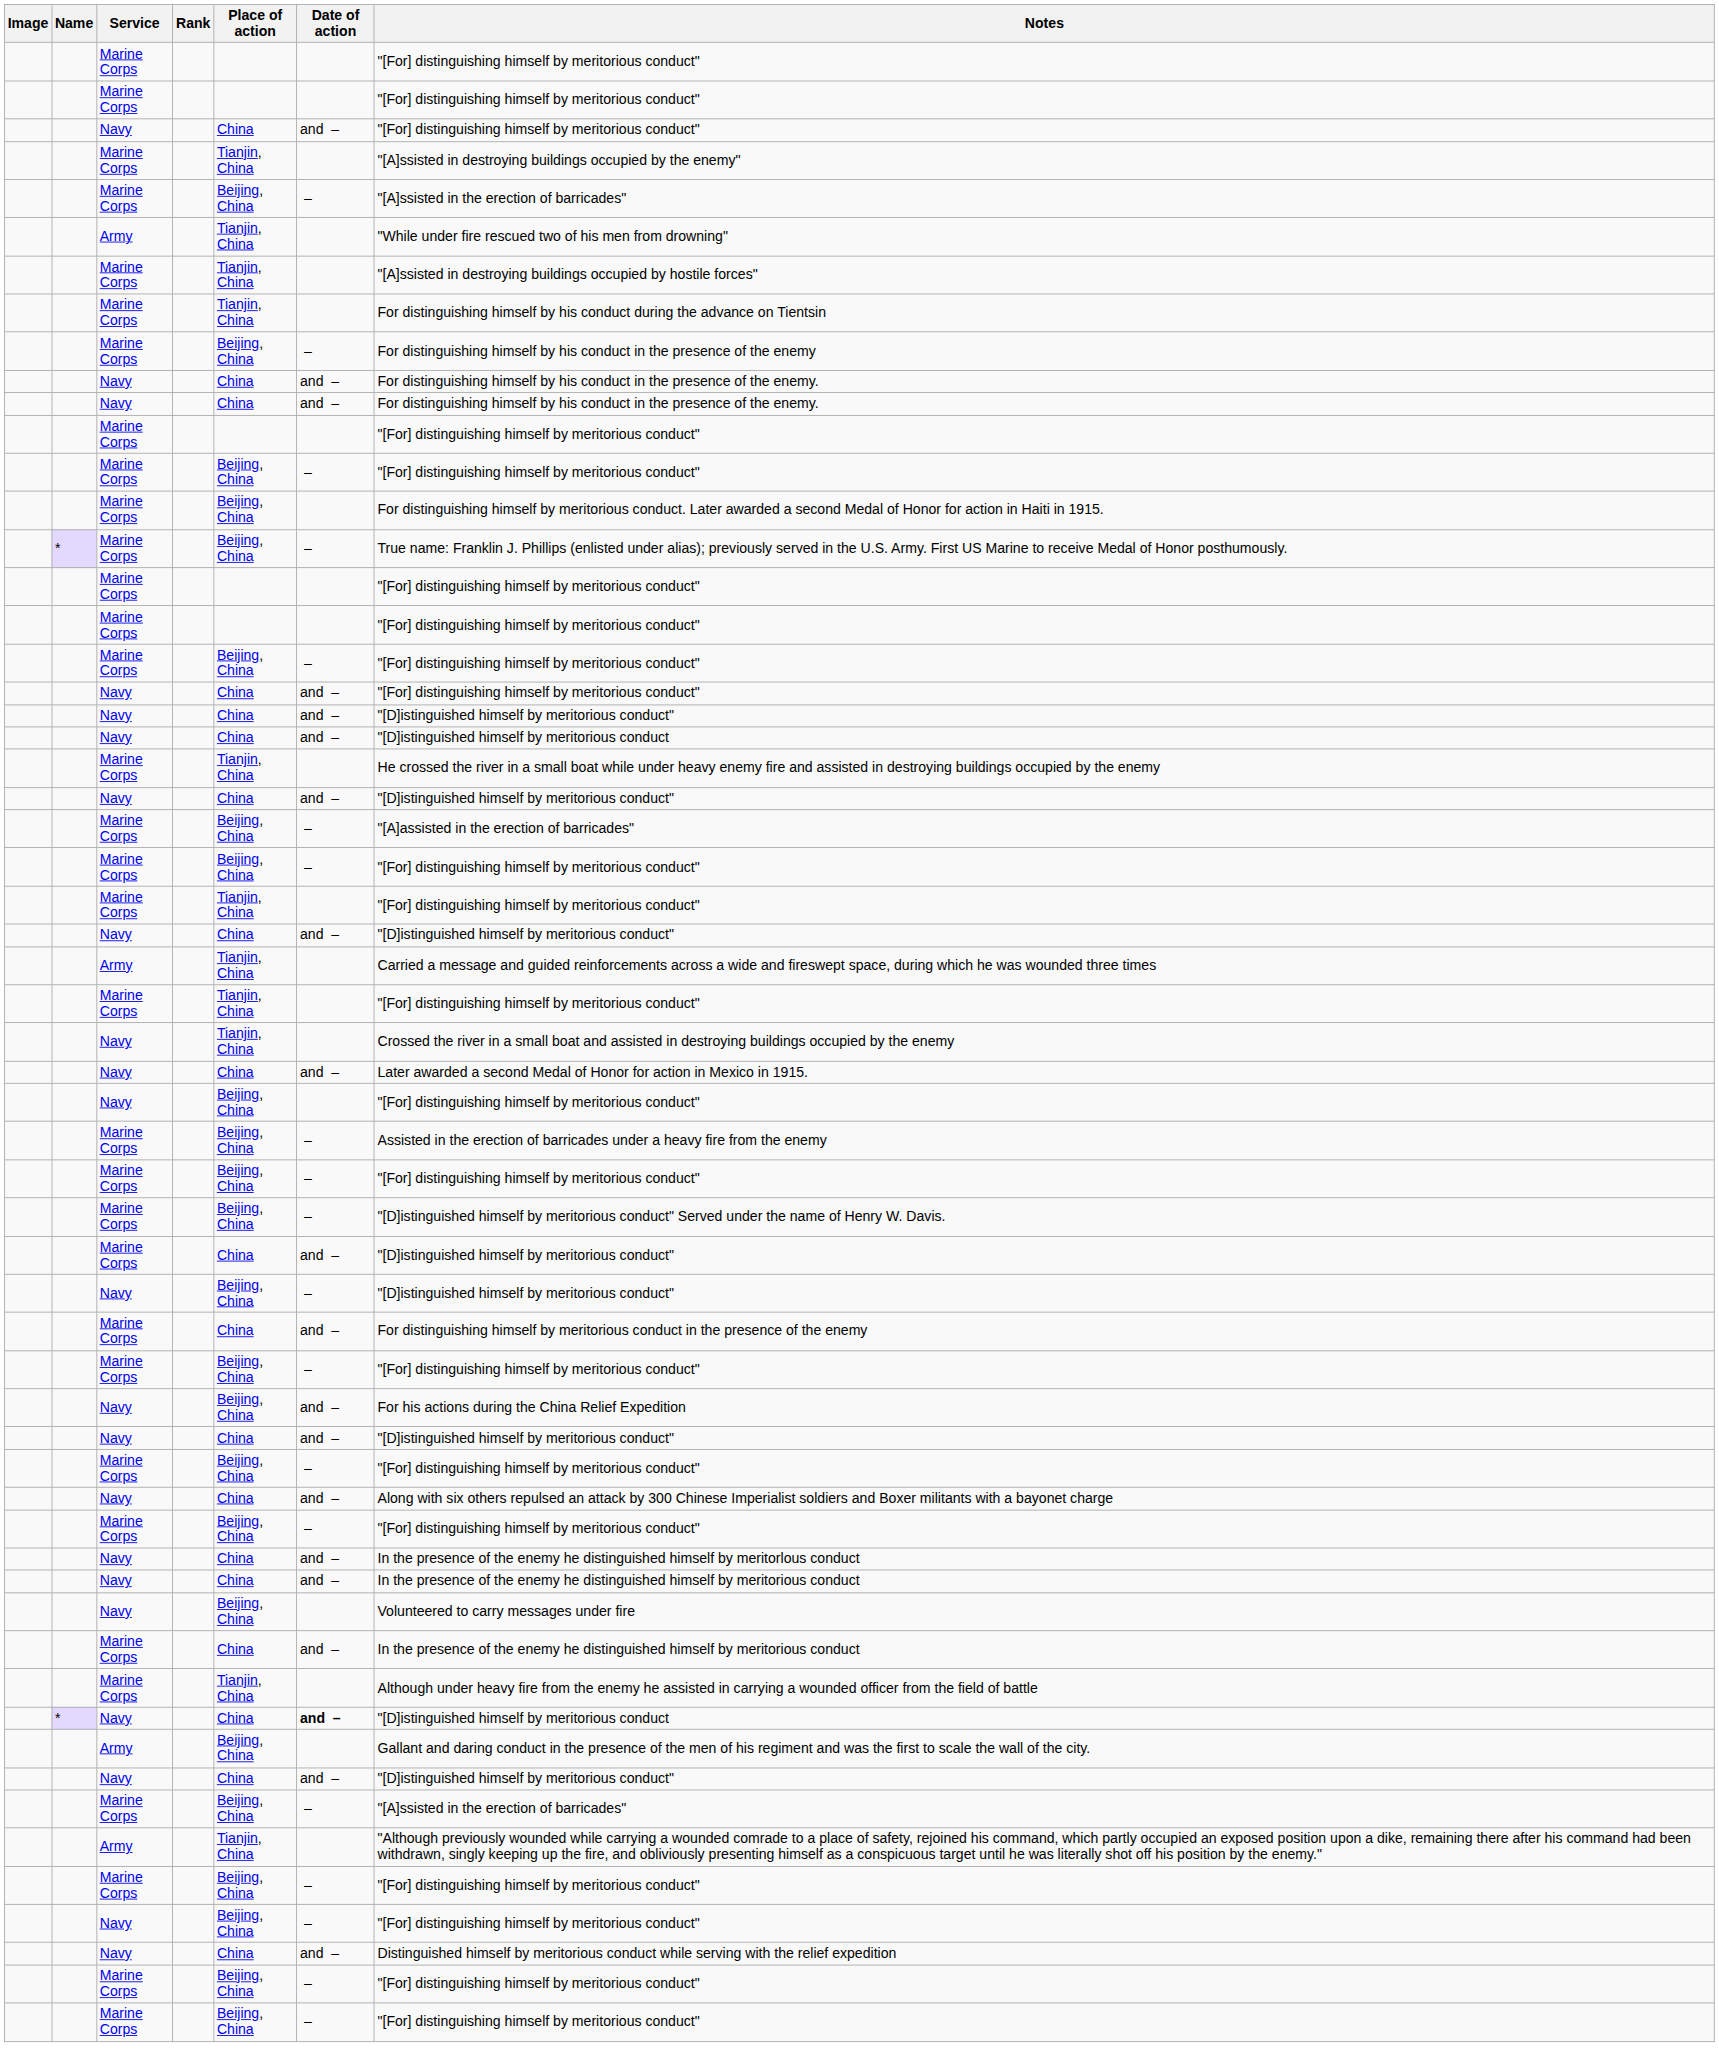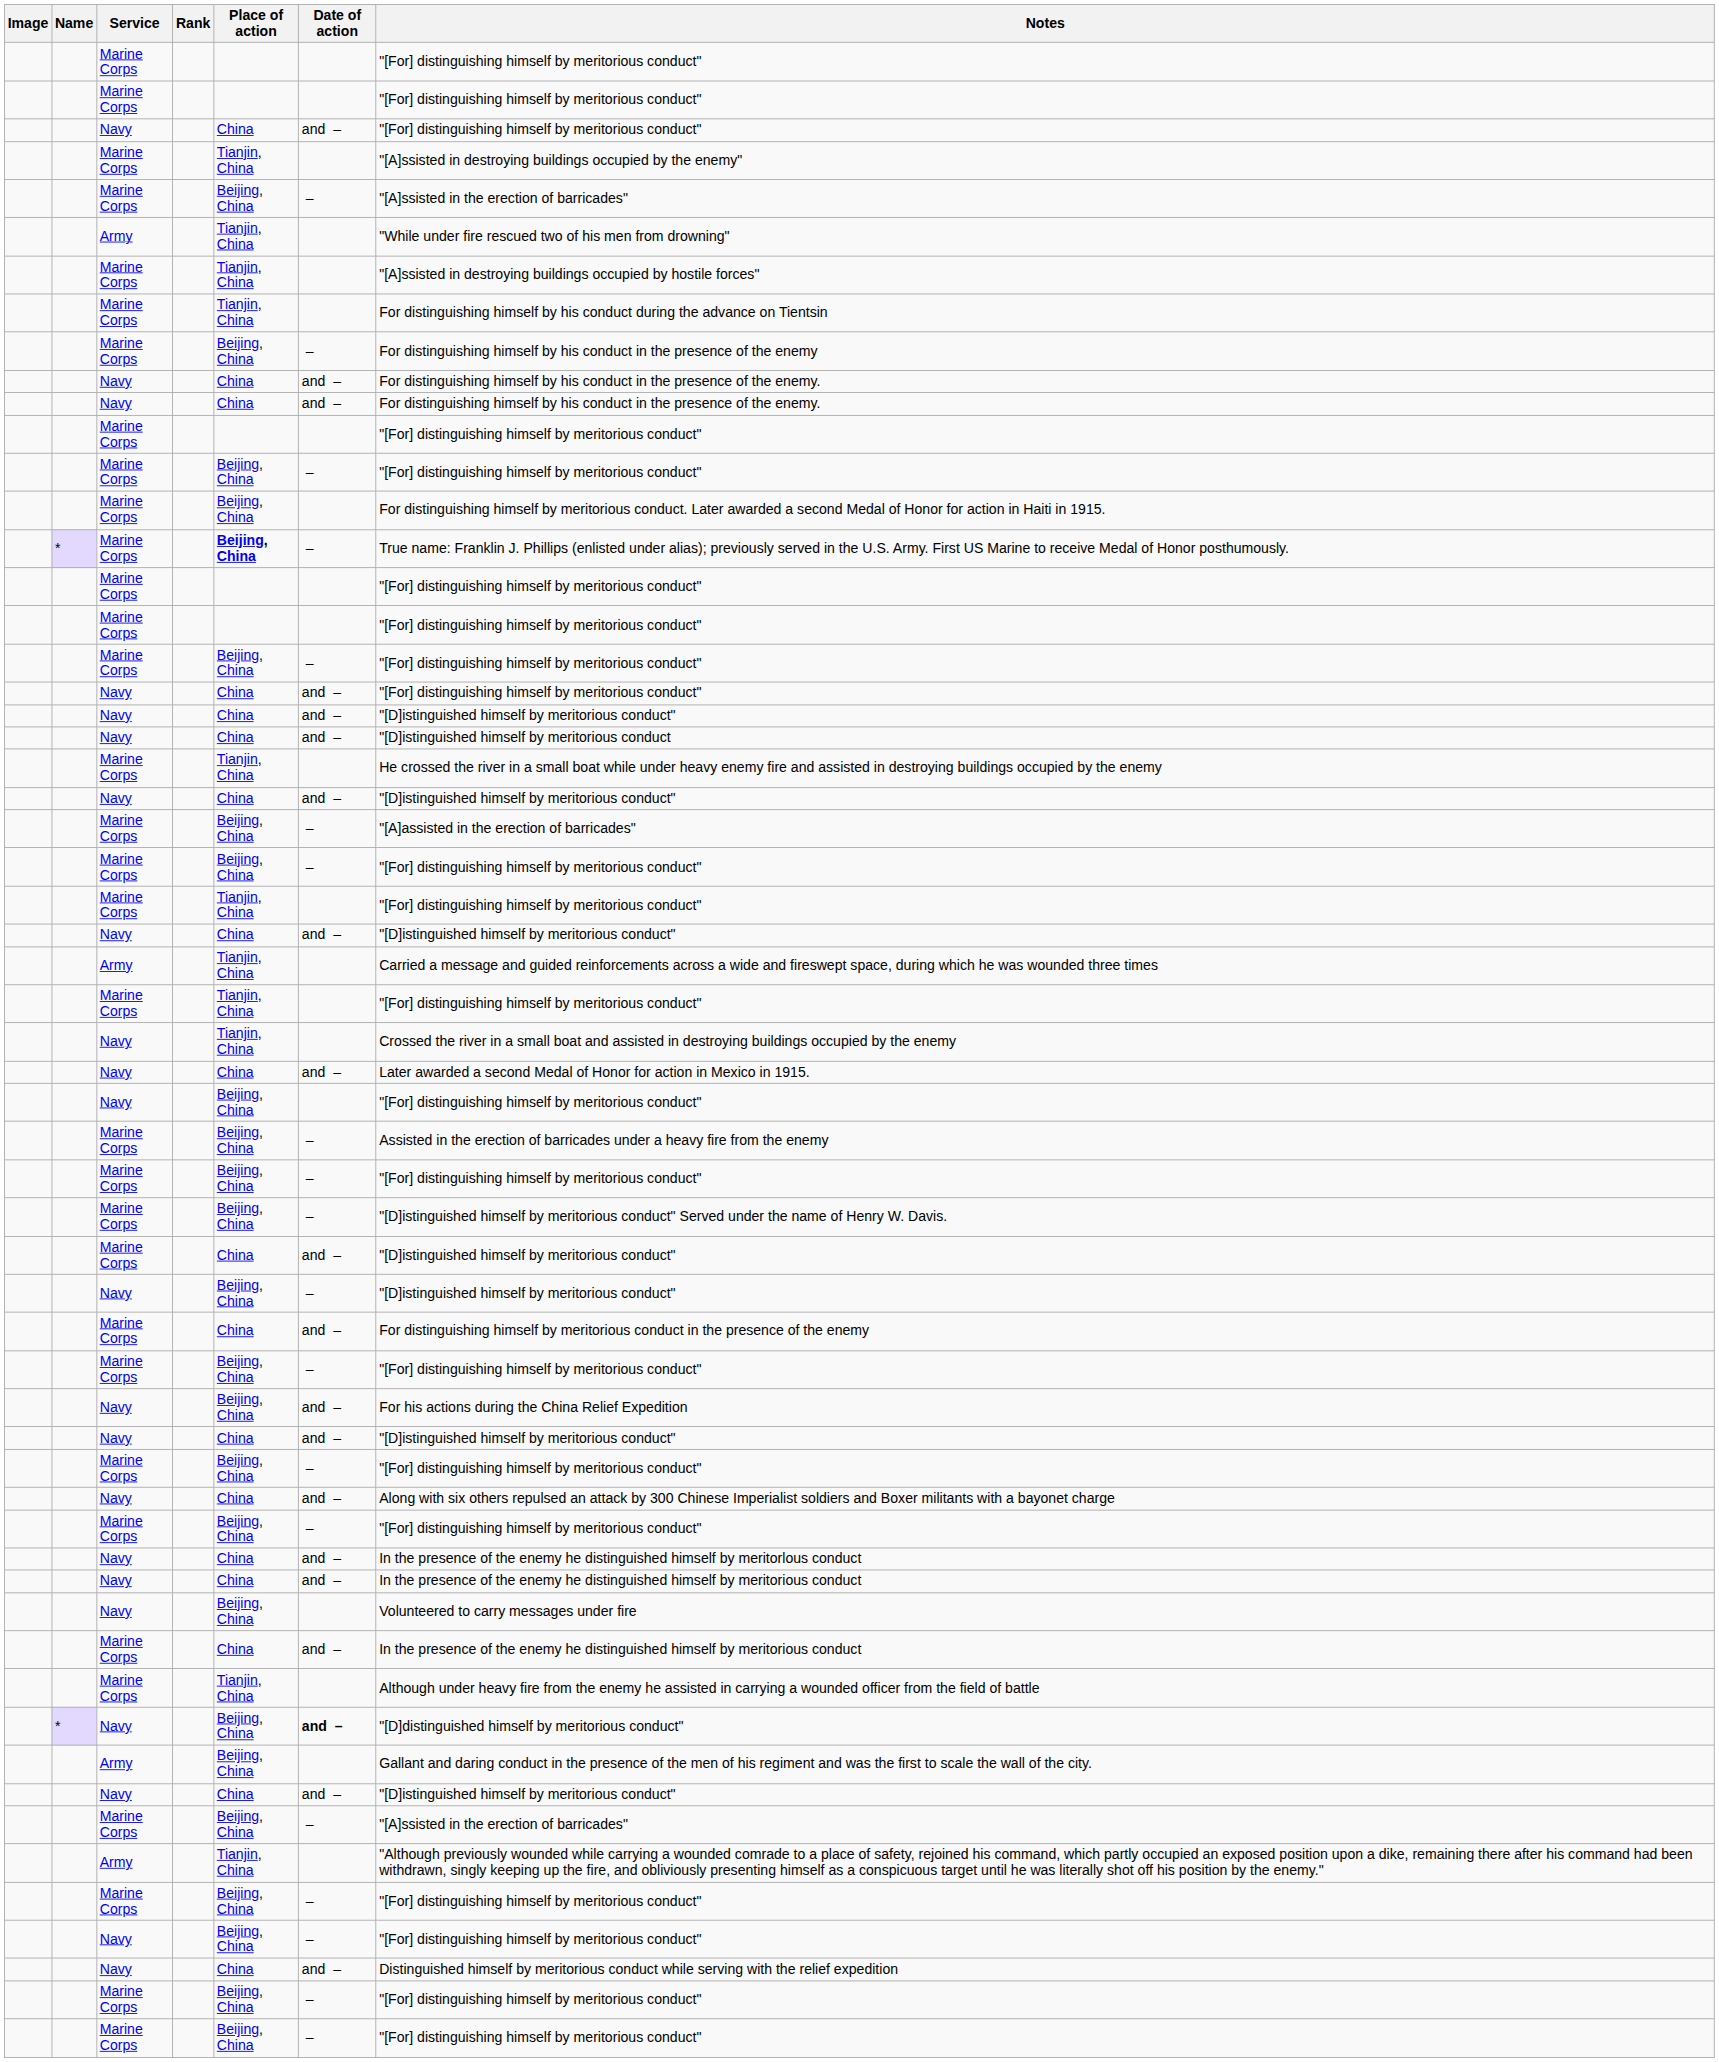(240, 548) normal -> (242, 548) bold
(235, 1718) China -> (240, 1726) Beijing, China
(523, 1718) "[D]istinguished himself by meritorious conduct -> (531, 1726) "[D]distinguished himself by meritorious conduct"
